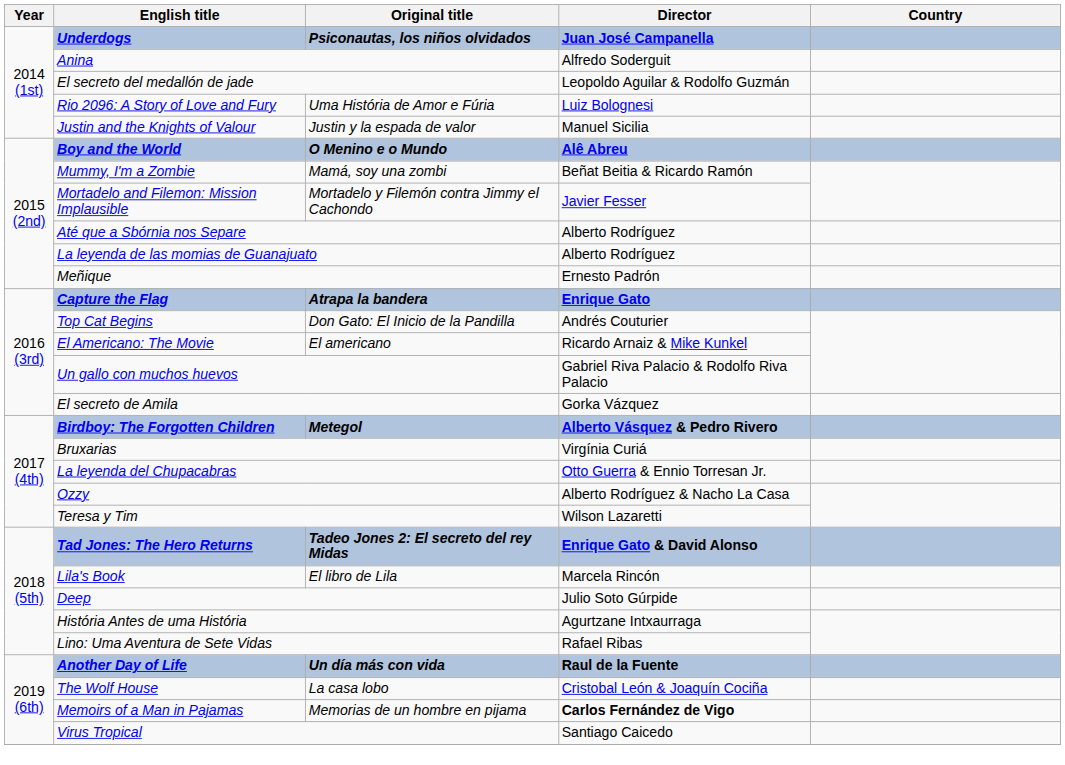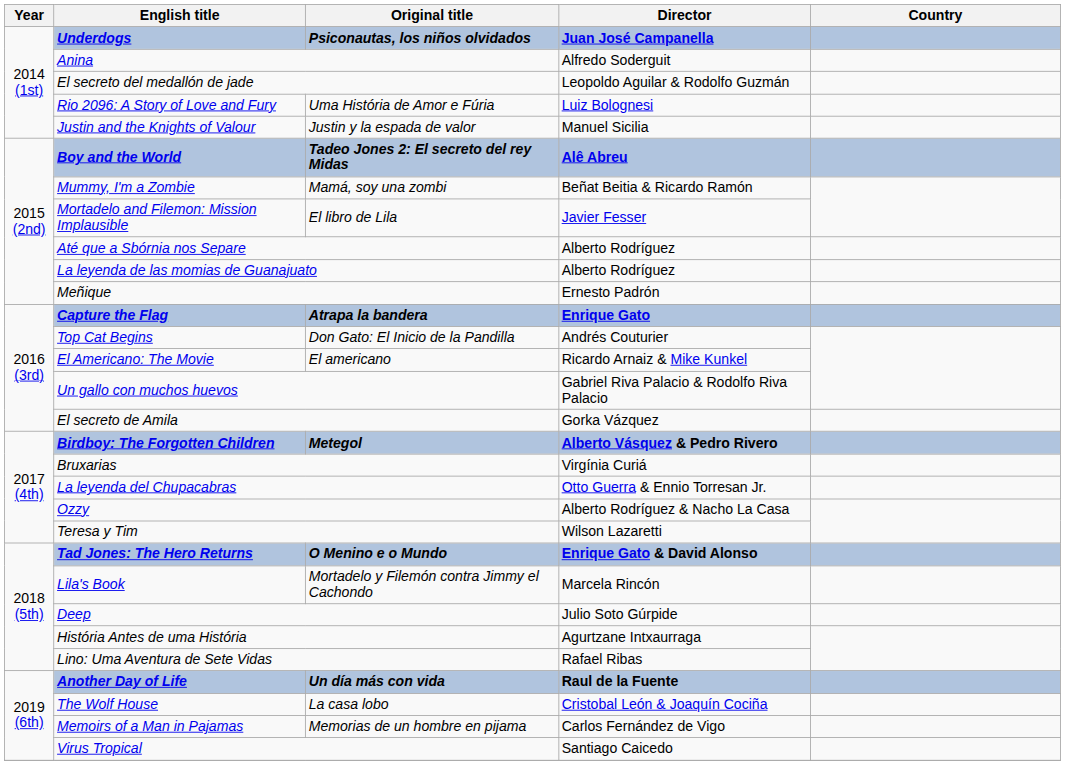(378, 149) O Menino e o Mundo -> (420, 157) Tadeo Jones 2: El secreto del rey Midas
(424, 202) Mortadelo y Filemón contra Jimmy el Cachondo -> (353, 218) El libro de Lila
(420, 546) Tadeo Jones 2: El secreto del rey Midas -> (378, 554) O Menino e o Mundo
(353, 576) El libro de Lila -> (424, 584) Mortadelo y Filemón contra Jimmy el Cachondo
(648, 710) bold -> (643, 726) normal
